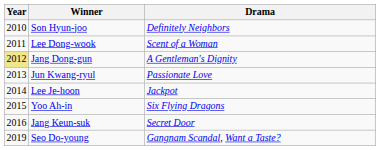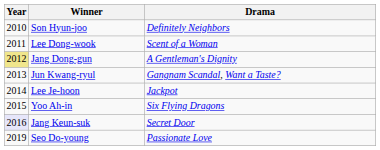(179, 75) Passionate Love -> (214, 75) Gangnam Scandal, Want a Taste?
(17, 122) no background -> (17, 122) lavender background
(214, 138) Gangnam Scandal, Want a Taste? -> (179, 138) Passionate Love
